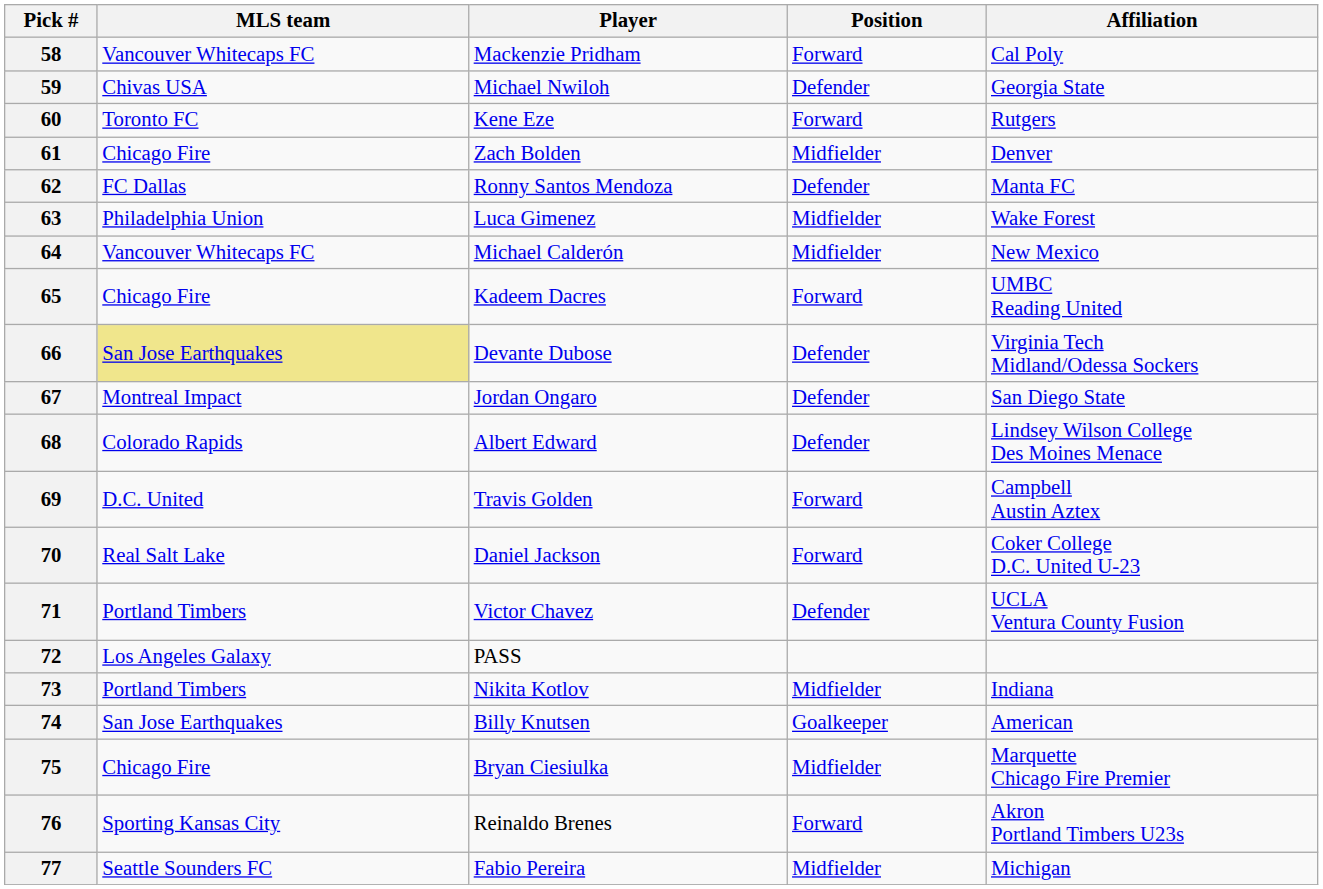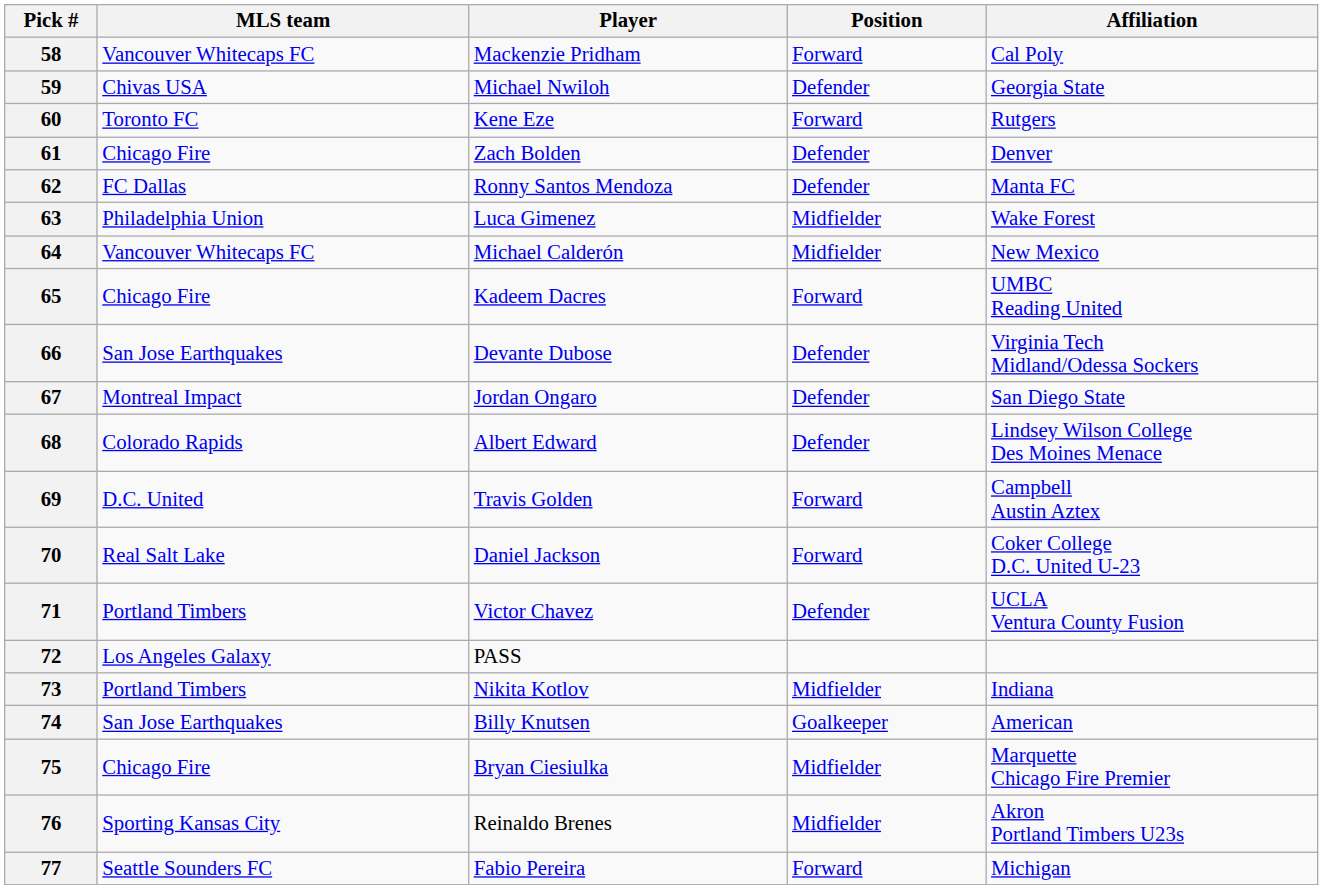(837, 152) Midfielder -> (831, 152) Defender
(192, 352) khaki background -> (192, 352) no background
(827, 823) Forward -> (837, 823) Midfielder
(837, 867) Midfielder -> (827, 867) Forward
